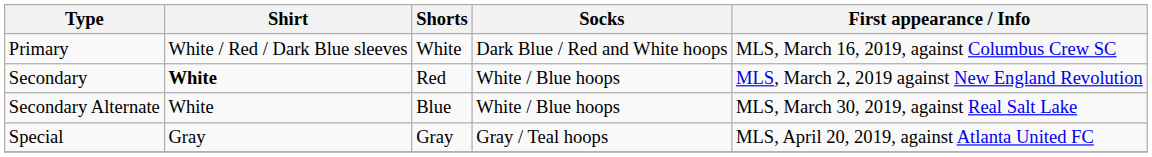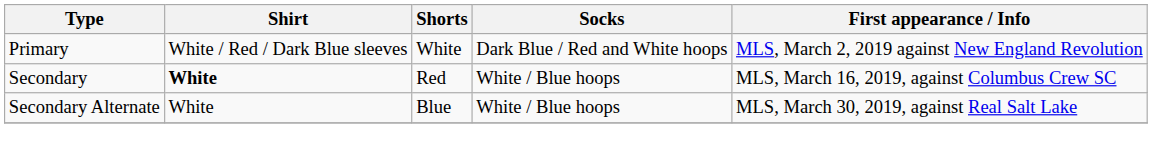(926, 48) MLS, March 16, 2019, against Columbus Crew SC -> (939, 48) MLS, March 2, 2019 against New England Revolution
(939, 78) MLS, March 2, 2019 against New England Revolution -> (926, 78) MLS, March 16, 2019, against Columbus Crew SC
- row: (36, 136)
